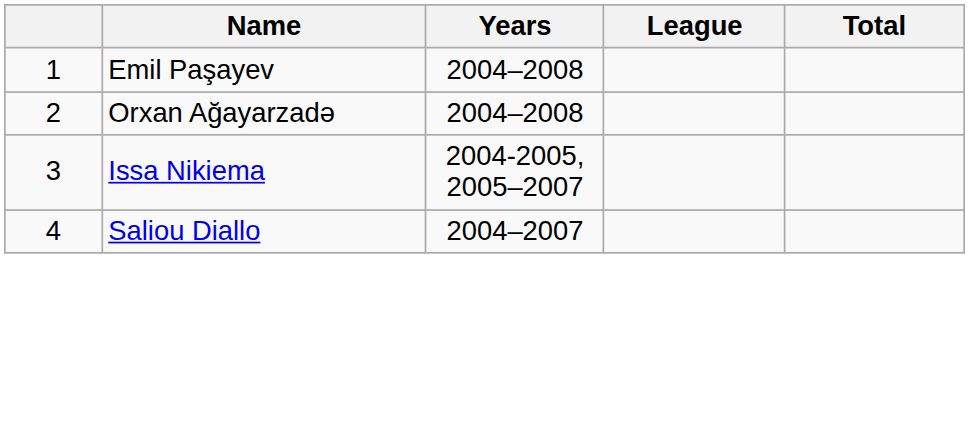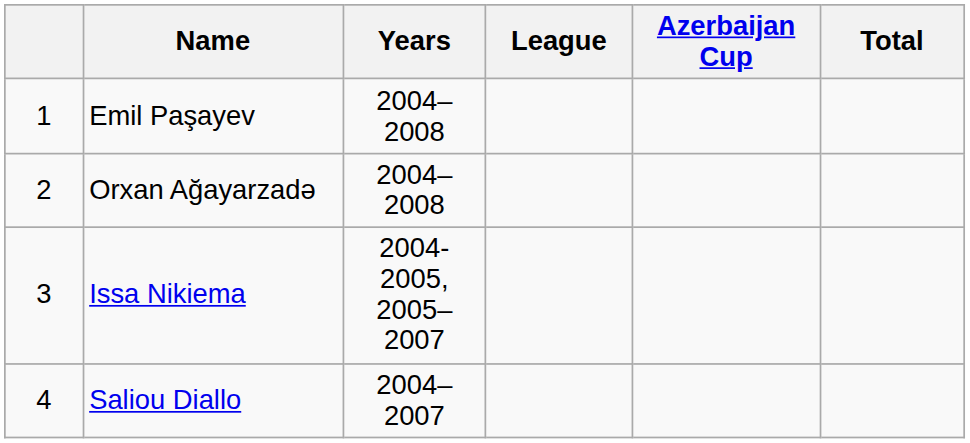+ column: (726, 41)
